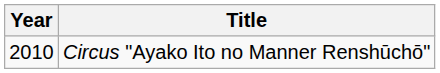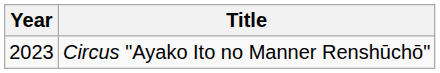(31, 52) 2010 -> (31, 52) 2023
